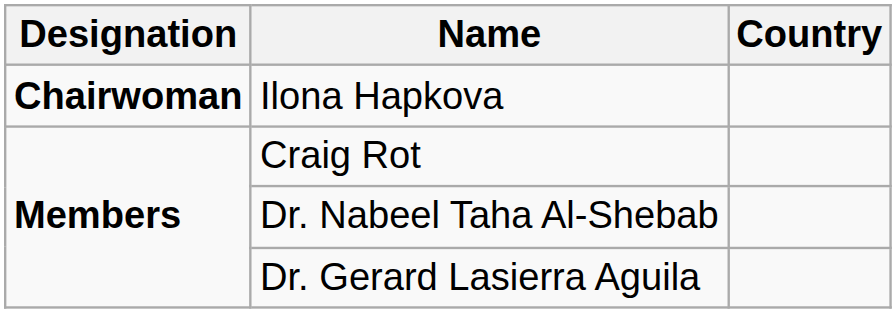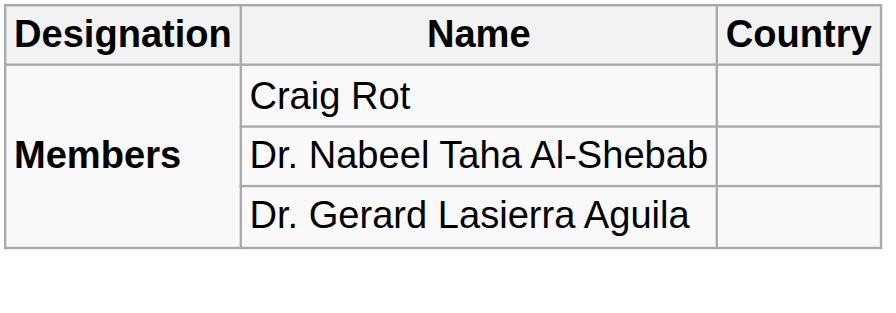- row: (382, 95)
